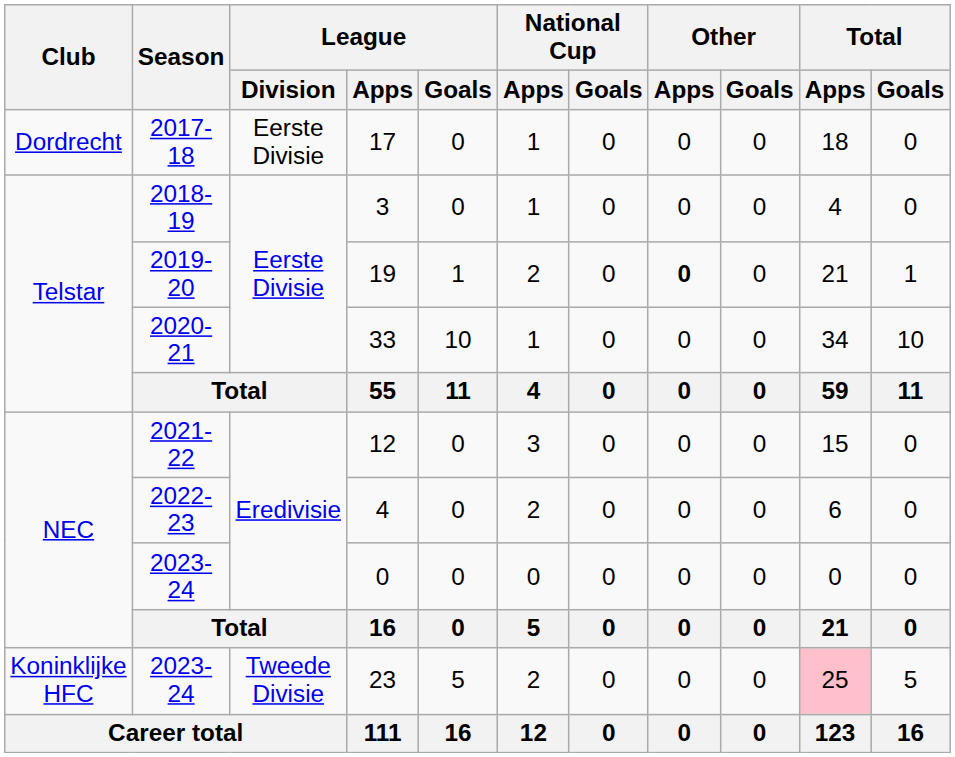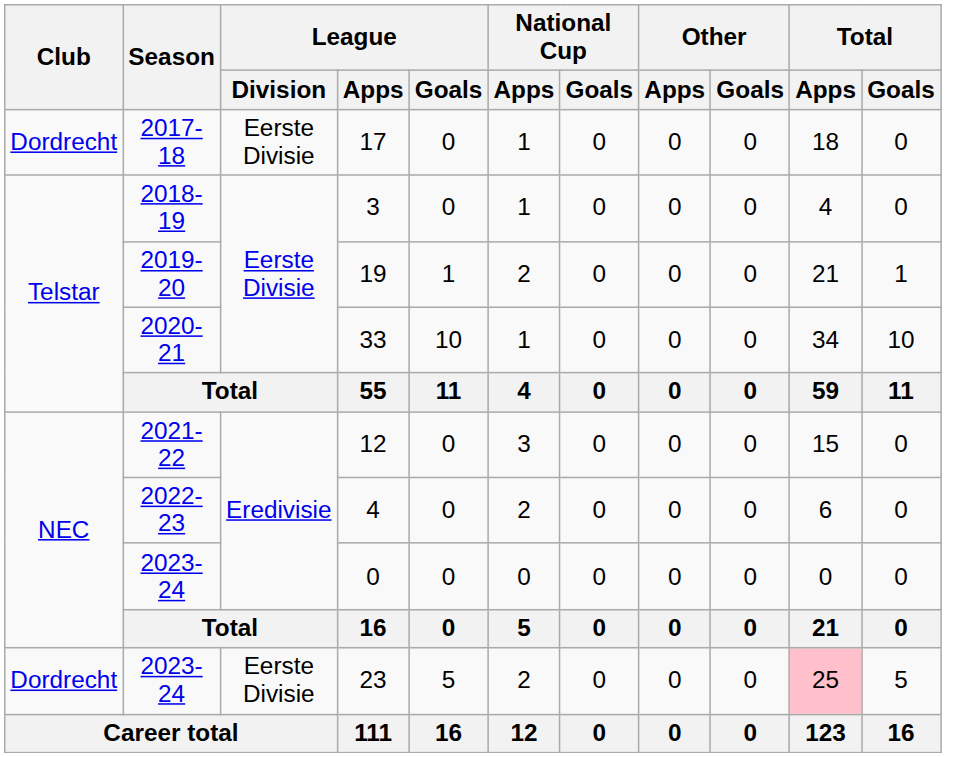(684, 273) bold -> (675, 273) normal
(68, 680) Koninklijke HFC -> (64, 680) Dordrecht
(288, 680) Tweede Divisie -> (279, 680) Eerste Divisie
